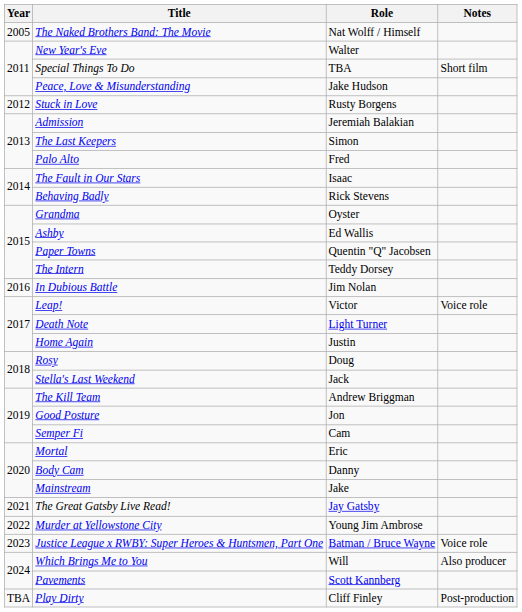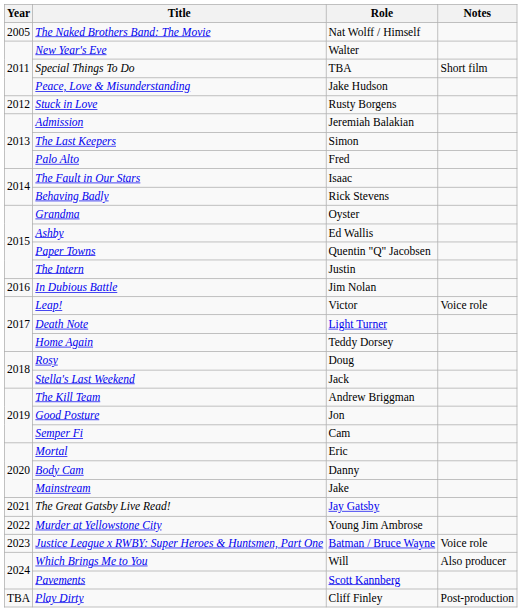(361, 269) Teddy Dorsey -> (342, 269) Justin
(342, 342) Justin -> (361, 342) Teddy Dorsey
